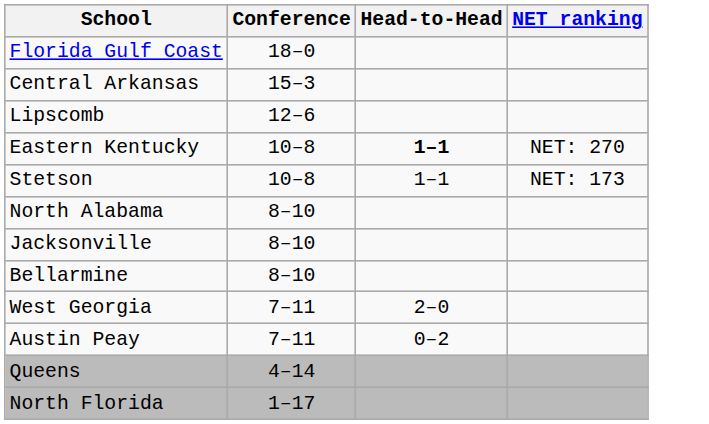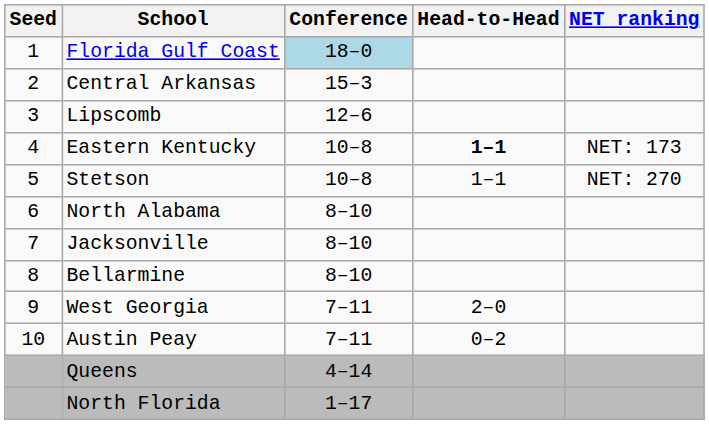+ column: (33, 21)
(292, 53) no background -> (349, 53) lightblue background
(577, 149) NET: 270 -> (634, 149) NET: 173
(577, 181) NET: 173 -> (634, 181) NET: 270
